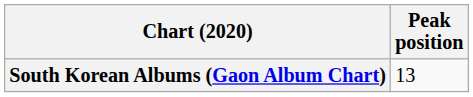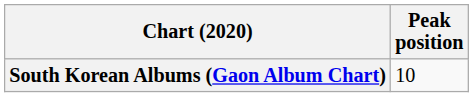(405, 75) 13 -> (405, 75) 10
